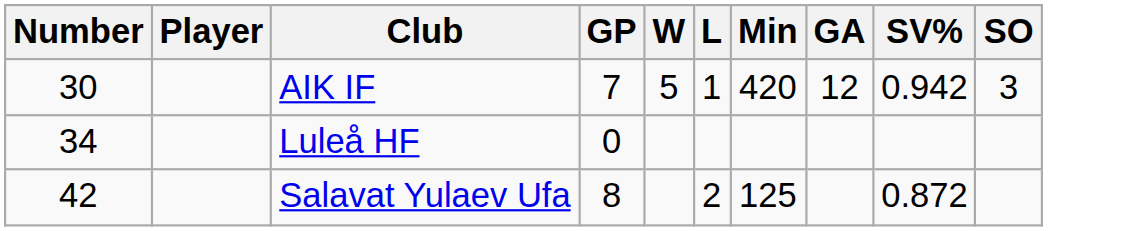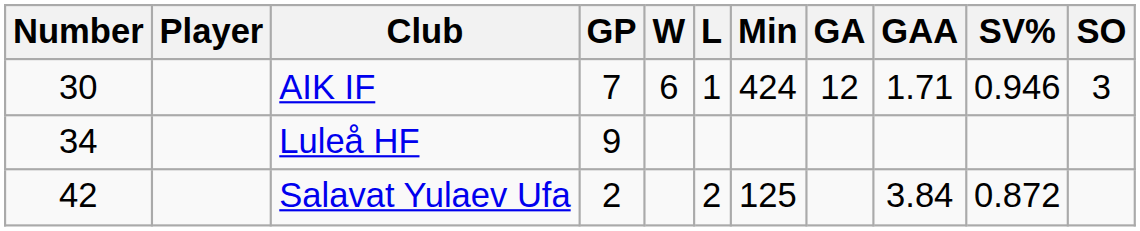+ column: (920, 31)
(669, 86) 5 -> (669, 86) 6
(768, 86) 420 -> (768, 86) 424
(925, 86) 0.942 -> (1017, 86) 0.946
(612, 141) 0 -> (612, 141) 9
(612, 196) 8 -> (612, 196) 2
